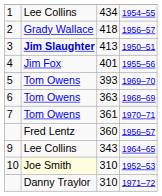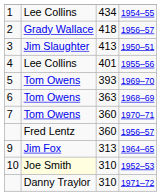(59, 47) bold -> (56, 47) normal
(42, 64) Jim Fox -> (50, 64) Lee Collins
(108, 115) 361 -> (107, 115) 360
(50, 149) Lee Collins -> (42, 149) Jim Fox
(108, 149) 343 -> (107, 149) 313
